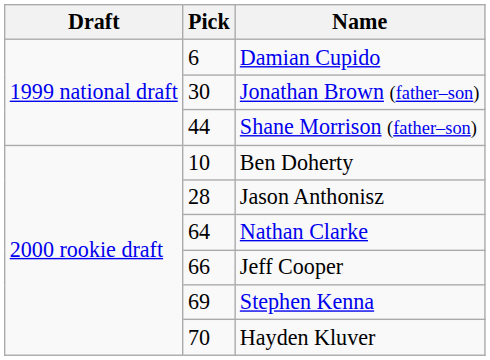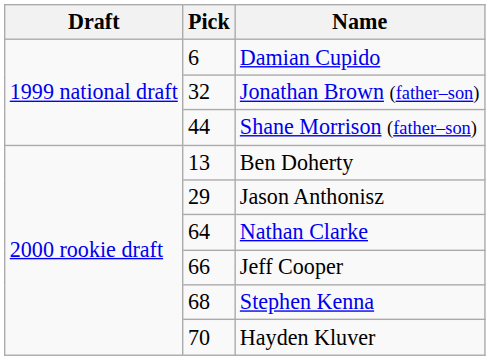(199, 92) 30 -> (199, 92) 32
(199, 162) 10 -> (199, 162) 13
(199, 197) 28 -> (199, 197) 29
(199, 302) 69 -> (199, 302) 68
